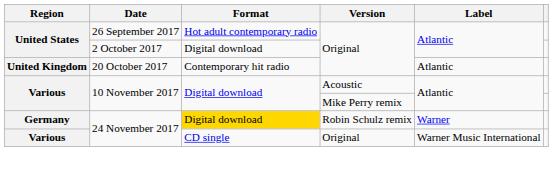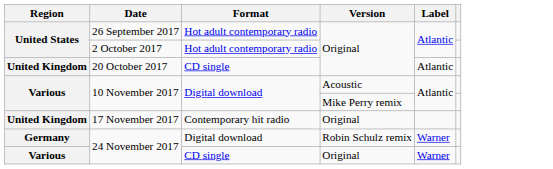(223, 48) Digital download -> (251, 48) Hot adult contemporary radio
(237, 66) Contemporary hit radio -> (207, 66) CD single
+ row: (135, 119)
(223, 119) gold background -> (223, 137) no background
(479, 137) Warner Music International -> (433, 155) Warner
